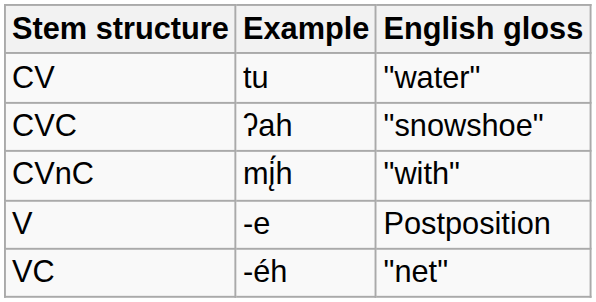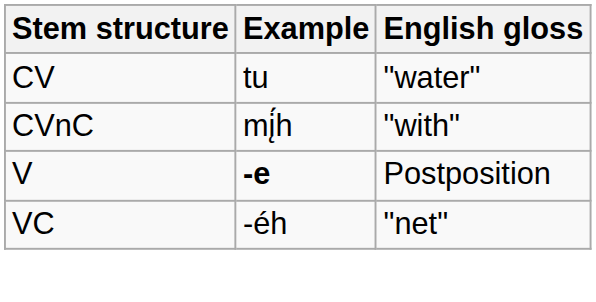- row: (44, 126)
(257, 223) normal -> (257, 175) bold
